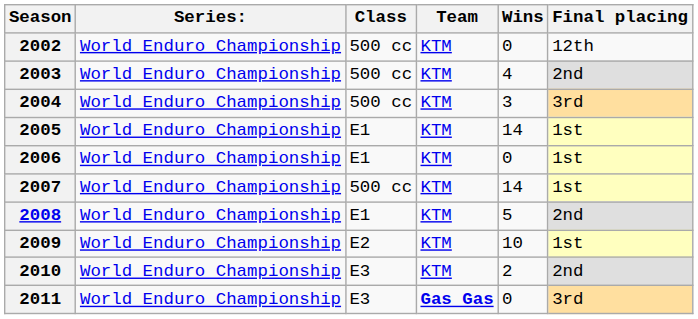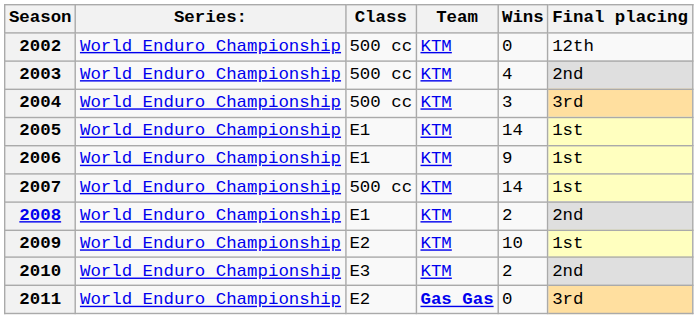(507, 160) 0 -> (507, 160) 9
(507, 216) 5 -> (507, 216) 2
(360, 300) E3 -> (360, 300) E2
